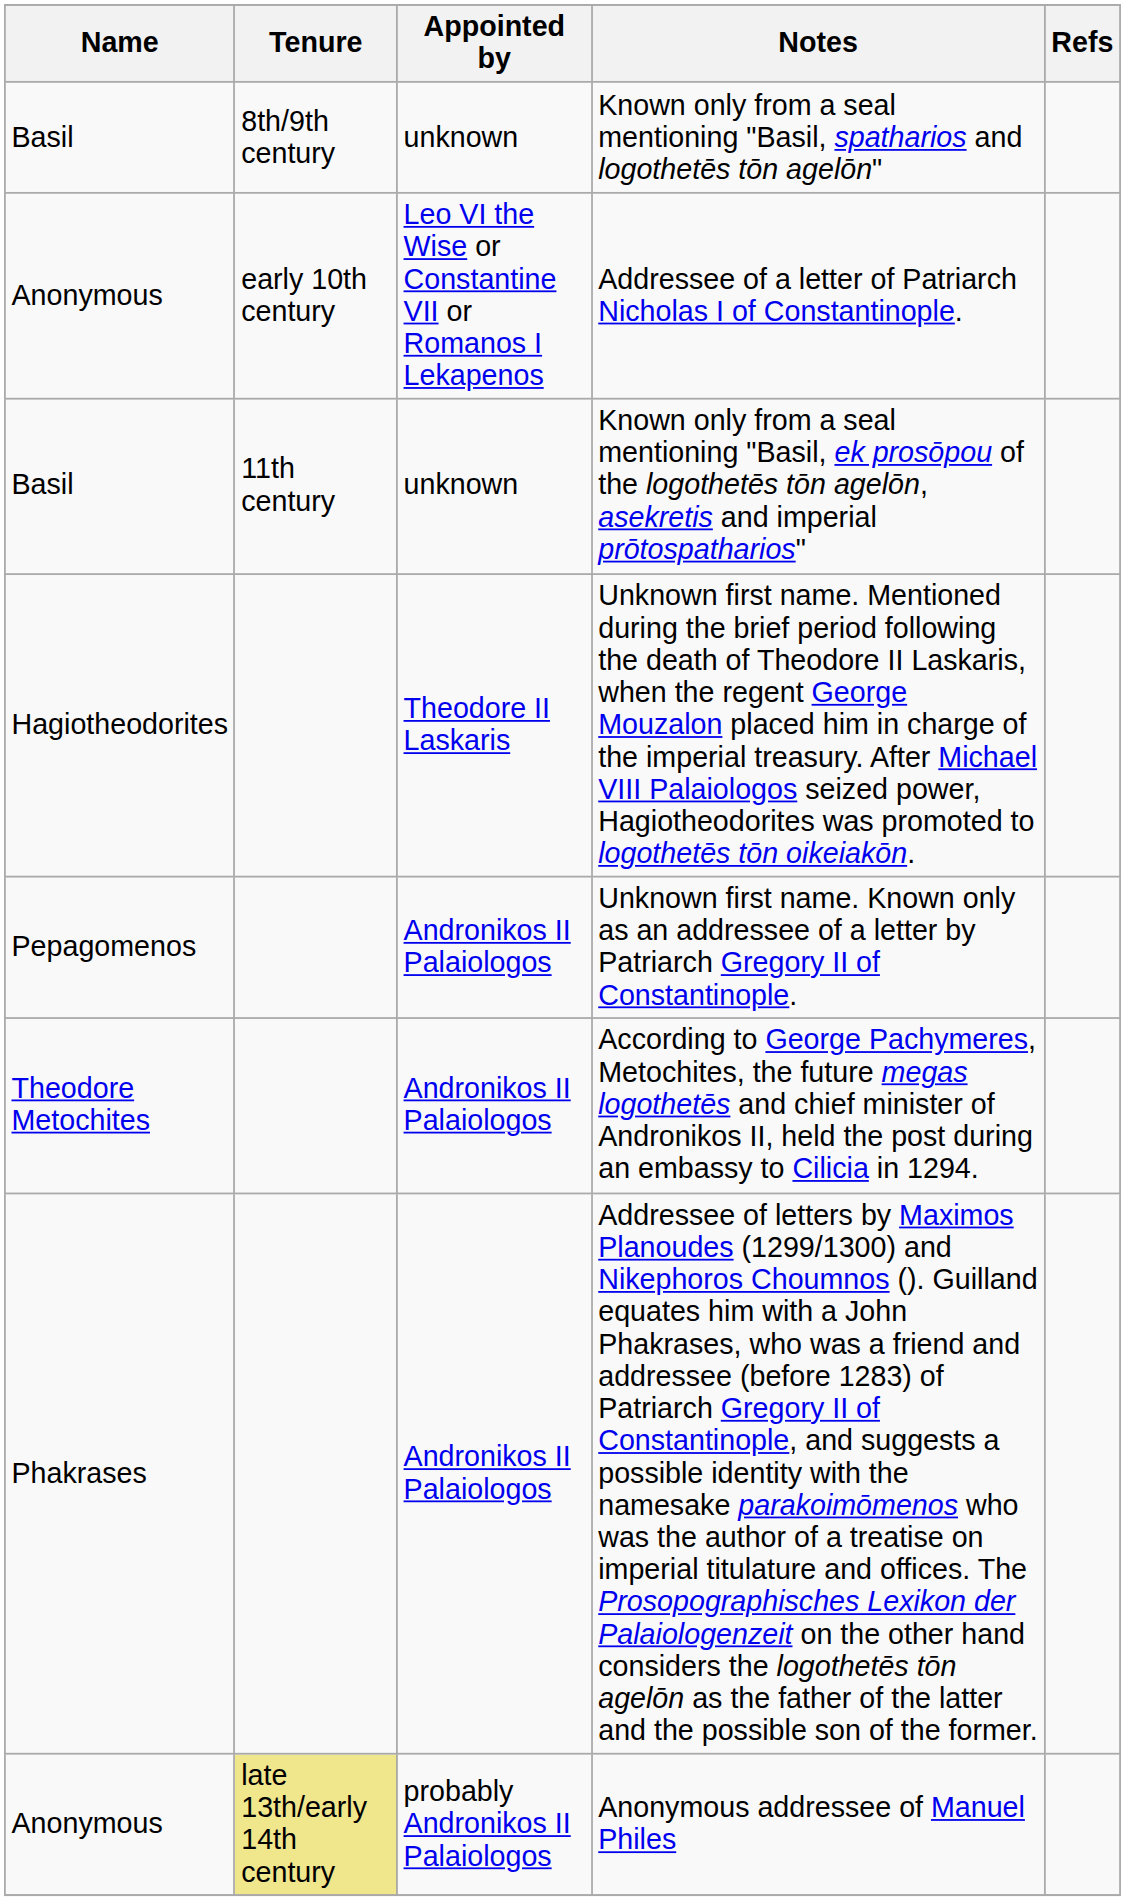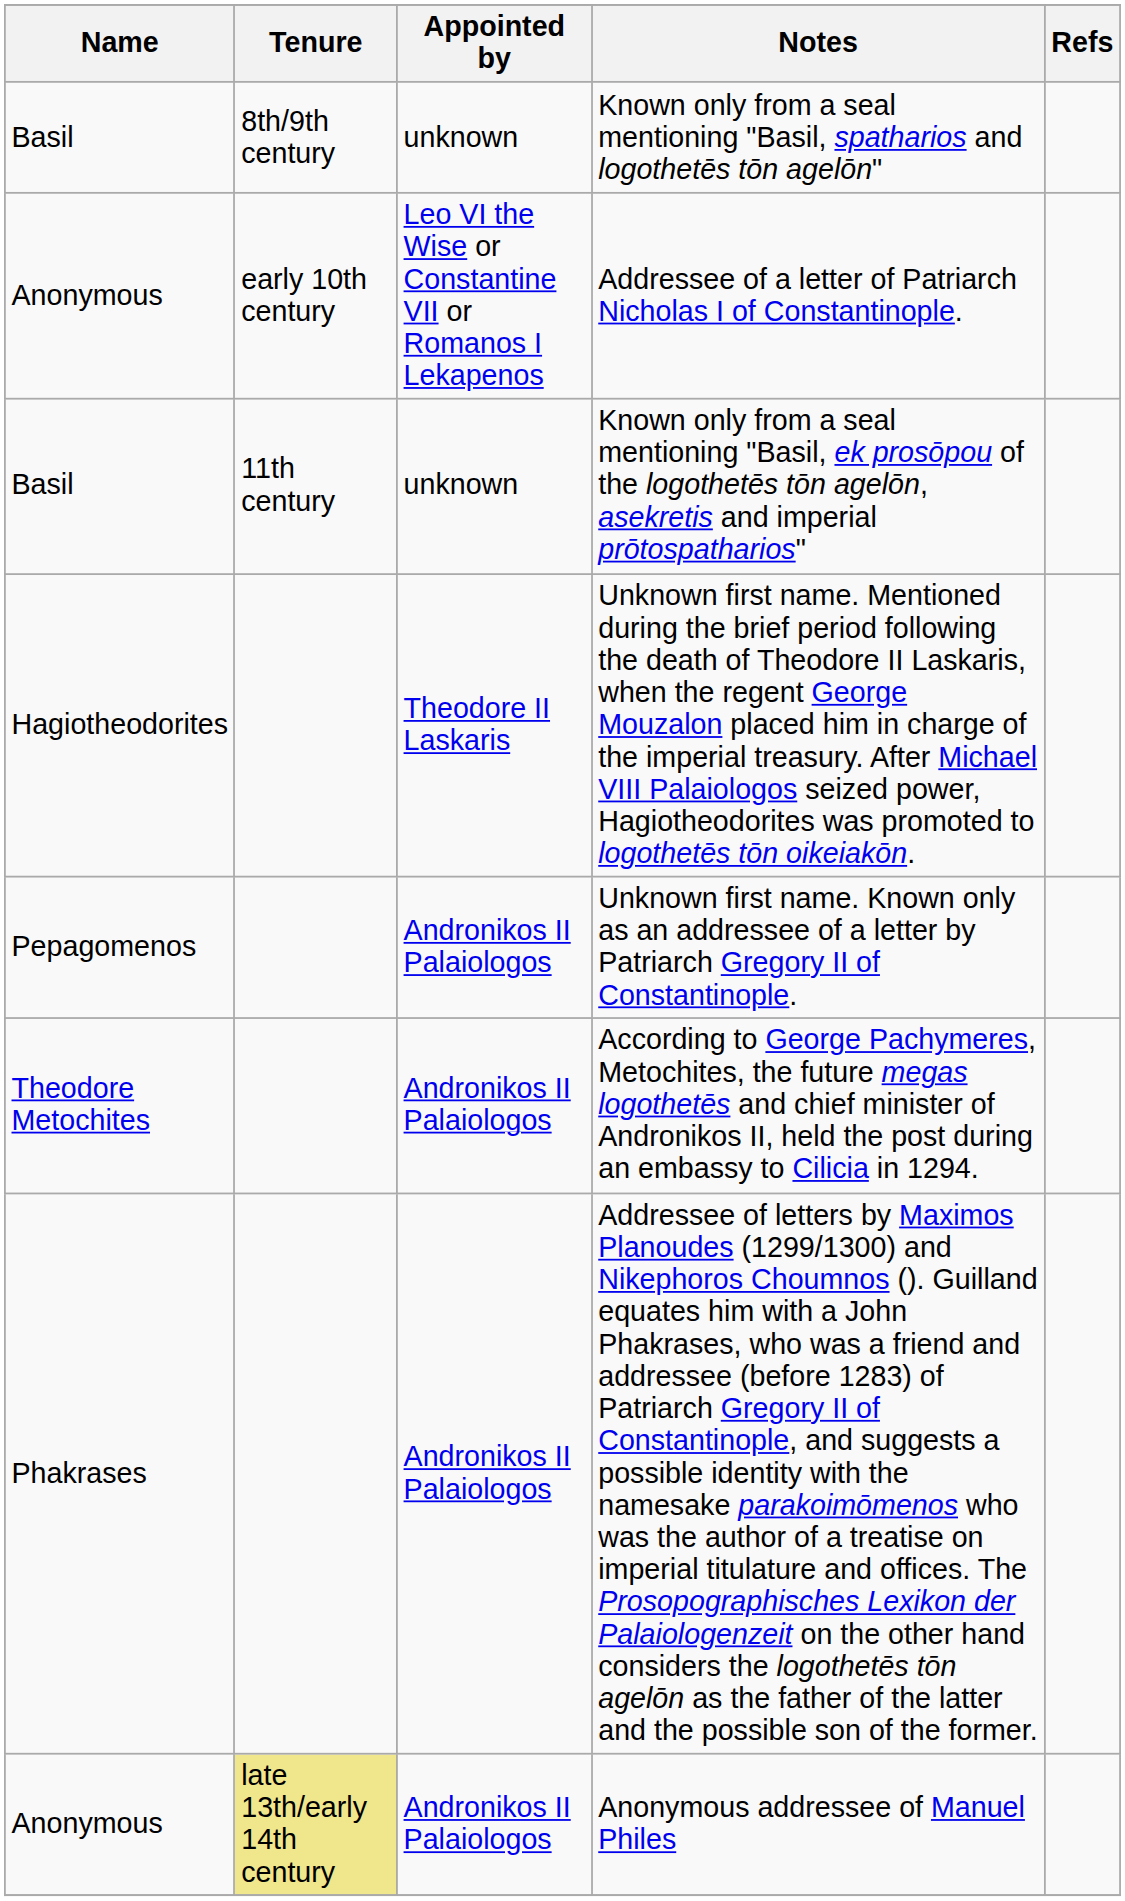(487, 1824) probably Andronikos II Palaiologos -> (487, 1824) Andronikos II Palaiologos
